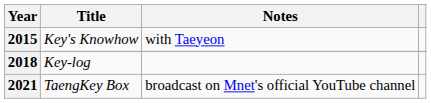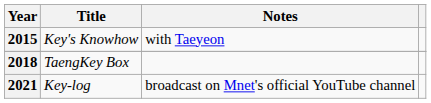(67, 62) Key-log -> (87, 62) TaengKey Box
(87, 86) TaengKey Box -> (67, 86) Key-log
